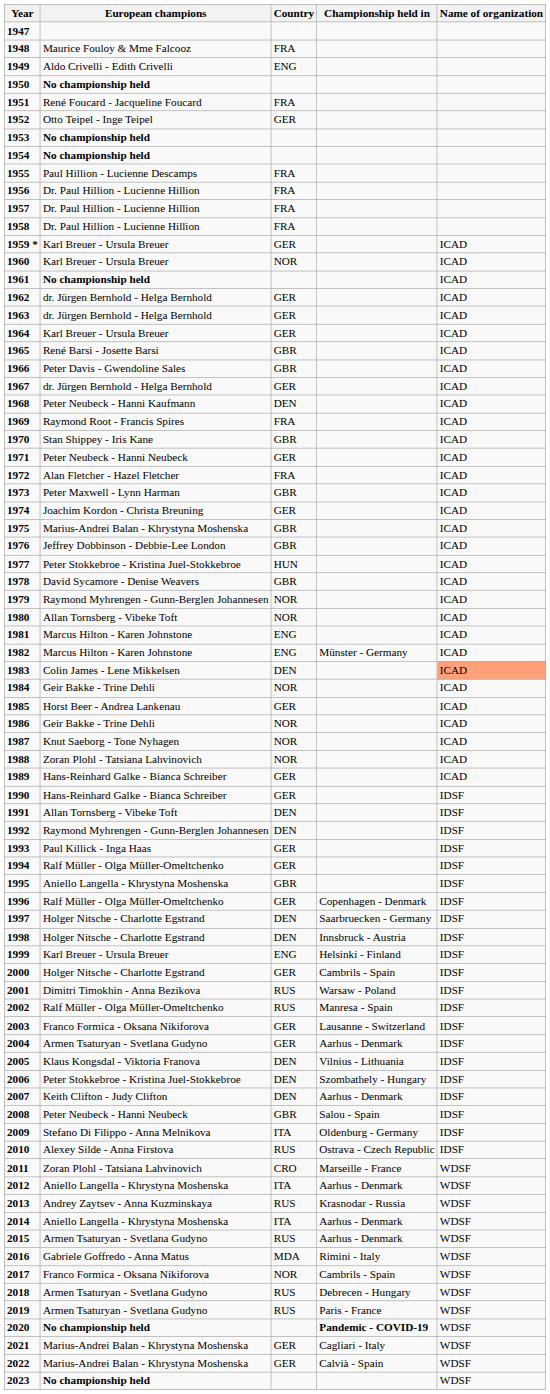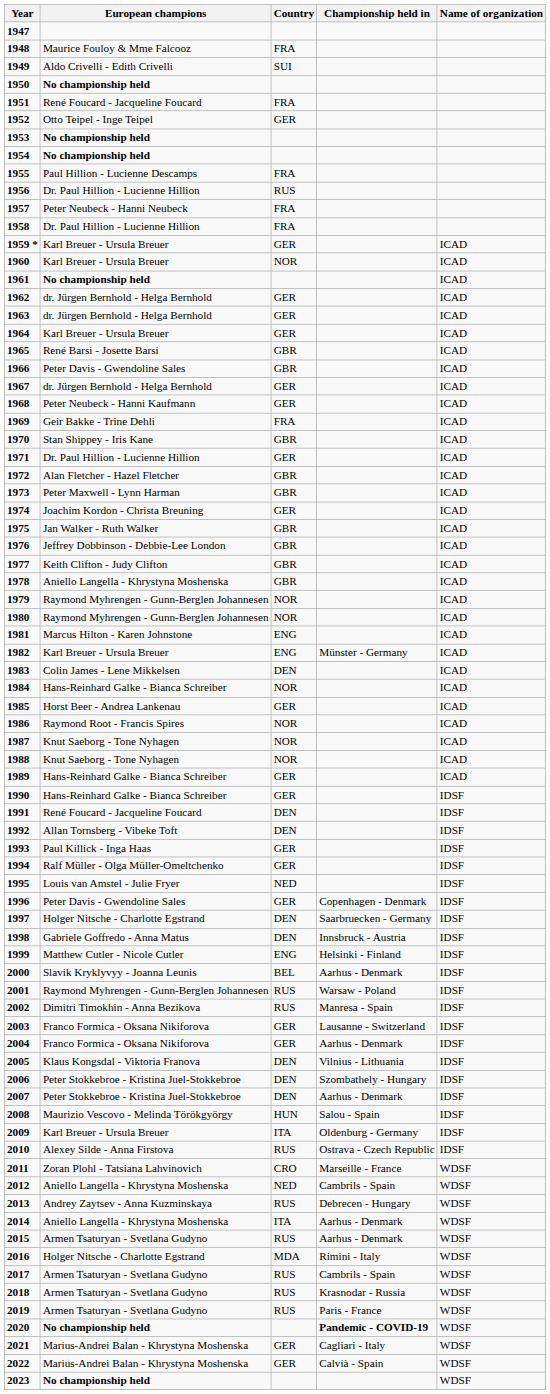(285, 66) ENG -> (283, 66) SUI
(285, 191) FRA -> (285, 191) RUS
(121, 208) Dr. Paul Hillion - Lucienne Hillion -> (115, 208) Peter Neubeck - Hanni Neubeck
(285, 404) DEN -> (285, 404) GER
(114, 421) Raymond Root - Francis Spires -> (99, 421) Geir Bakke - Trine Dehli
(115, 457) Peter Neubeck - Hanni Neubeck -> (121, 457) Dr. Paul Hillion - Lucienne Hillion
(285, 475) FRA -> (285, 475) GBR
(146, 528) Marius-Andrei Balan - Khrystyna Moshenska -> (101, 528) Jan Walker - Ruth Walker
(142, 564) Peter Stokkebroe - Kristina Juel-Stokkebroe -> (105, 564) Keith Clifton - Judy Clifton
(286, 564) HUN -> (285, 564) GBR
(121, 581) David Sycamore - Denise Weavers -> (136, 581) Aniello Langella - Khrystyna Moshenska
(110, 617) Allan Tornsberg - Vibeke Toft -> (156, 617) Raymond Myhrengen - Gunn-Berglen Johannesen
(118, 652) Marcus Hilton - Karen Johnstone -> (106, 652) Karl Breuer - Ursula Breuer
(454, 670) lightsalmon background -> (454, 670) no background
(99, 688) Geir Bakke - Trine Dehli -> (135, 688) Hans-Reinhard Galke - Bianca Schreiber
(99, 723) Geir Bakke - Trine Dehli -> (114, 723) Raymond Root - Francis Spires
(122, 759) Zoran Plohl - Tatsiana Lahvinovich -> (111, 759) Knut Saeborg - Tone Nyhagen
(110, 812) Allan Tornsberg - Vibeke Toft -> (122, 812) René Foucard - Jacqueline Foucard
(156, 830) Raymond Myhrengen - Gunn-Berglen Johannesen -> (110, 830) Allan Tornsberg - Vibeke Toft
(136, 883) Aniello Langella - Khrystyna Moshenska -> (111, 883) Louis van Amstel - Julie Fryer
(285, 883) GBR -> (285, 883) NED
(133, 901) Ralf Müller - Olga Müller-Omeltchenko -> (114, 901) Peter Davis - Gwendoline Sales
(124, 937) Holger Nitsche - Charlotte Egstrand -> (116, 937) Gabriele Goffredo - Anna Matus
(106, 954) Karl Breuer - Ursula Breuer -> (113, 954) Matthew Cutler - Nicole Cutler
(124, 972) Holger Nitsche - Charlotte Egstrand -> (120, 972) Slavik Kryklyvyy - Joanna Leunis
(285, 972) GER -> (284, 972) BEL
(357, 972) Cambrils - Spain -> (361, 972) Aarhus - Denmark
(122, 990) Dimitri Timokhin - Anna Bezikova -> (156, 990) Raymond Myhrengen - Gunn-Berglen Johannesen
(133, 1008) Ralf Müller - Olga Müller-Omeltchenko -> (122, 1008) Dimitri Timokhin - Anna Bezikova
(125, 1043) Armen Tsaturyan - Svetlana Gudyno -> (126, 1043) Franco Formica - Oksana Nikiforova
(105, 1096) Keith Clifton - Judy Clifton -> (142, 1096) Peter Stokkebroe - Kristina Juel-Stokkebroe
(115, 1114) Peter Neubeck - Hanni Neubeck -> (138, 1114) Maurizio Vescovo - Melinda Törökgyörgy
(285, 1114) GBR -> (286, 1114) HUN
(127, 1132) Stefano Di Filippo - Anna Melnikova -> (106, 1132) Karl Breuer - Ursula Breuer
(283, 1185) ITA -> (285, 1185) NED
(361, 1185) Aarhus - Denmark -> (357, 1185) Cambrils - Spain
(362, 1203) Krasnodar - Russia -> (365, 1203) Debrecen - Hungary
(116, 1256) Gabriele Goffredo - Anna Matus -> (124, 1256) Holger Nitsche - Charlotte Egstrand
(126, 1274) Franco Formica - Oksana Nikiforova -> (125, 1274) Armen Tsaturyan - Svetlana Gudyno
(285, 1274) NOR -> (285, 1274) RUS
(365, 1292) Debrecen - Hungary -> (362, 1292) Krasnodar - Russia
